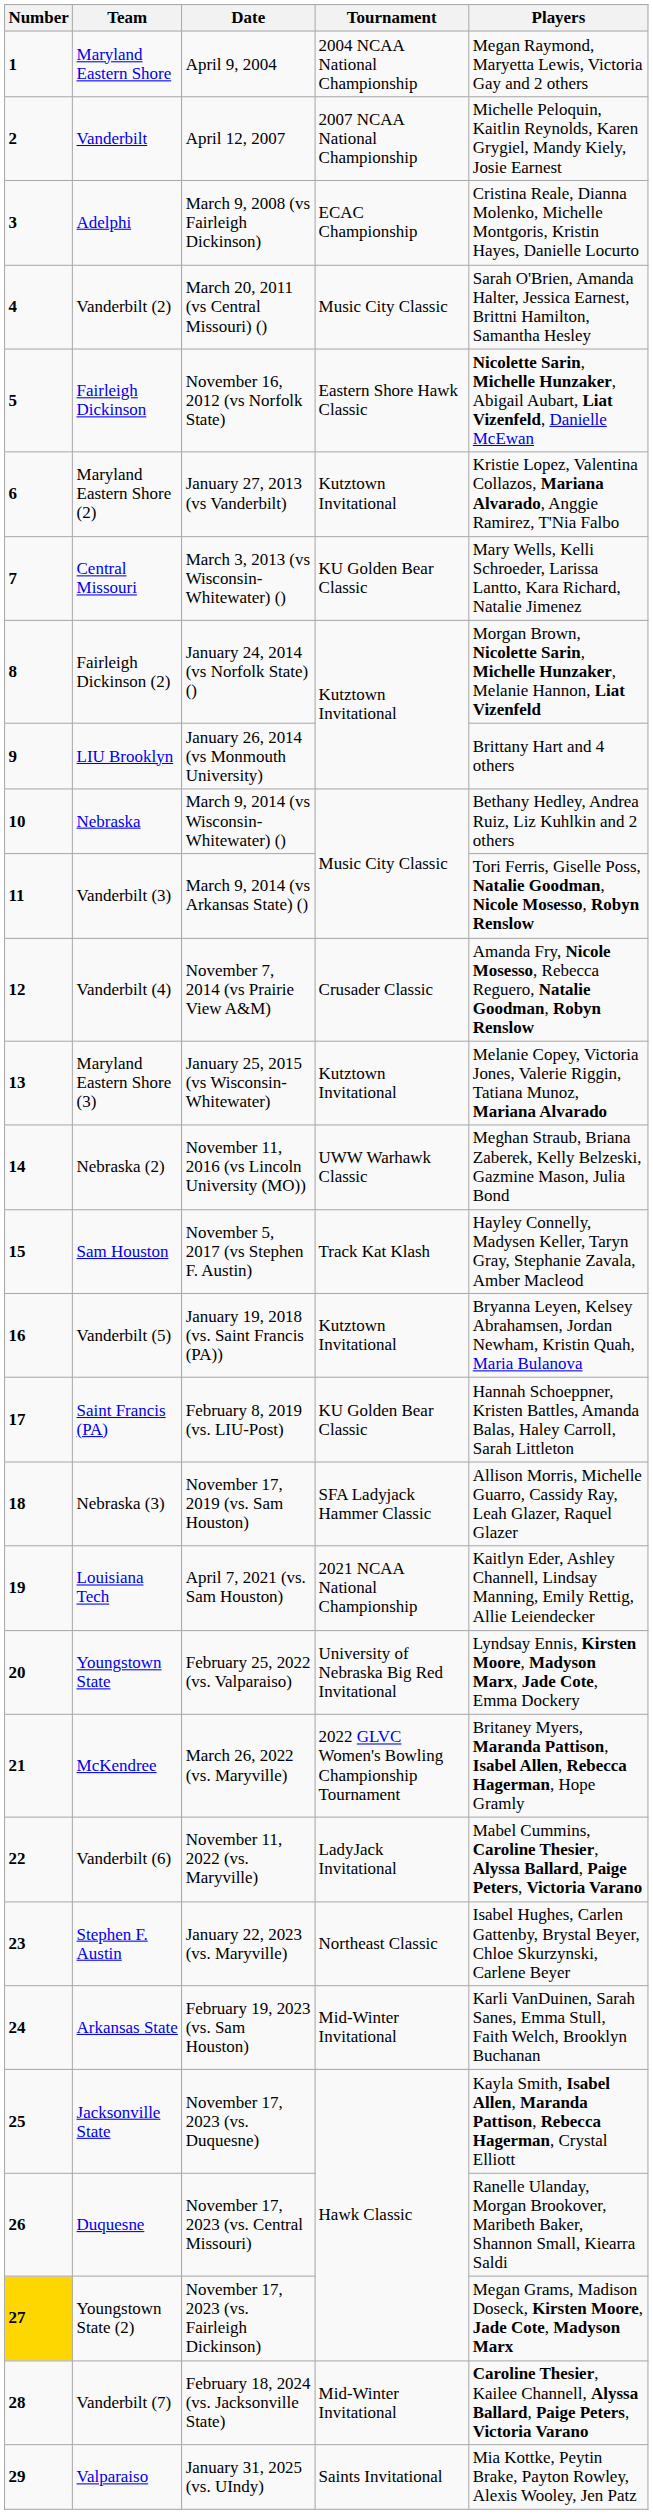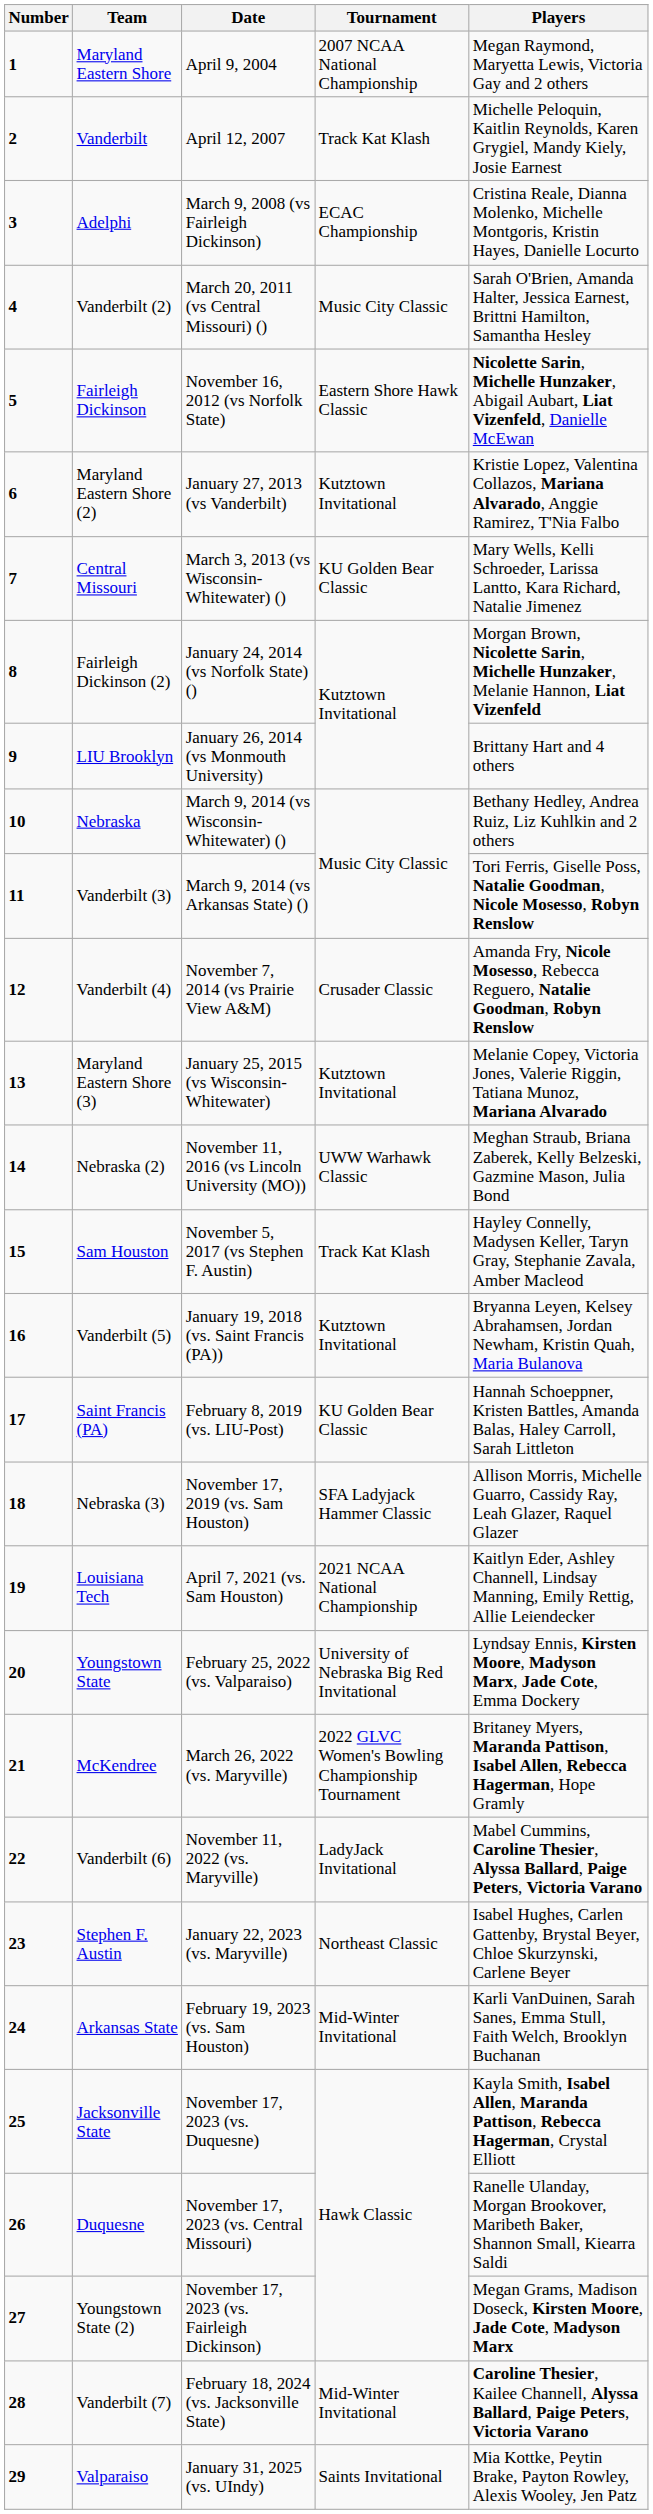(368, 63) 2004 NCAA National Championship -> (368, 63) 2007 NCAA National Championship
(368, 138) 2007 NCAA National Championship -> (374, 138) Track Kat Klash
(17, 2318) gold background -> (17, 2318) no background
